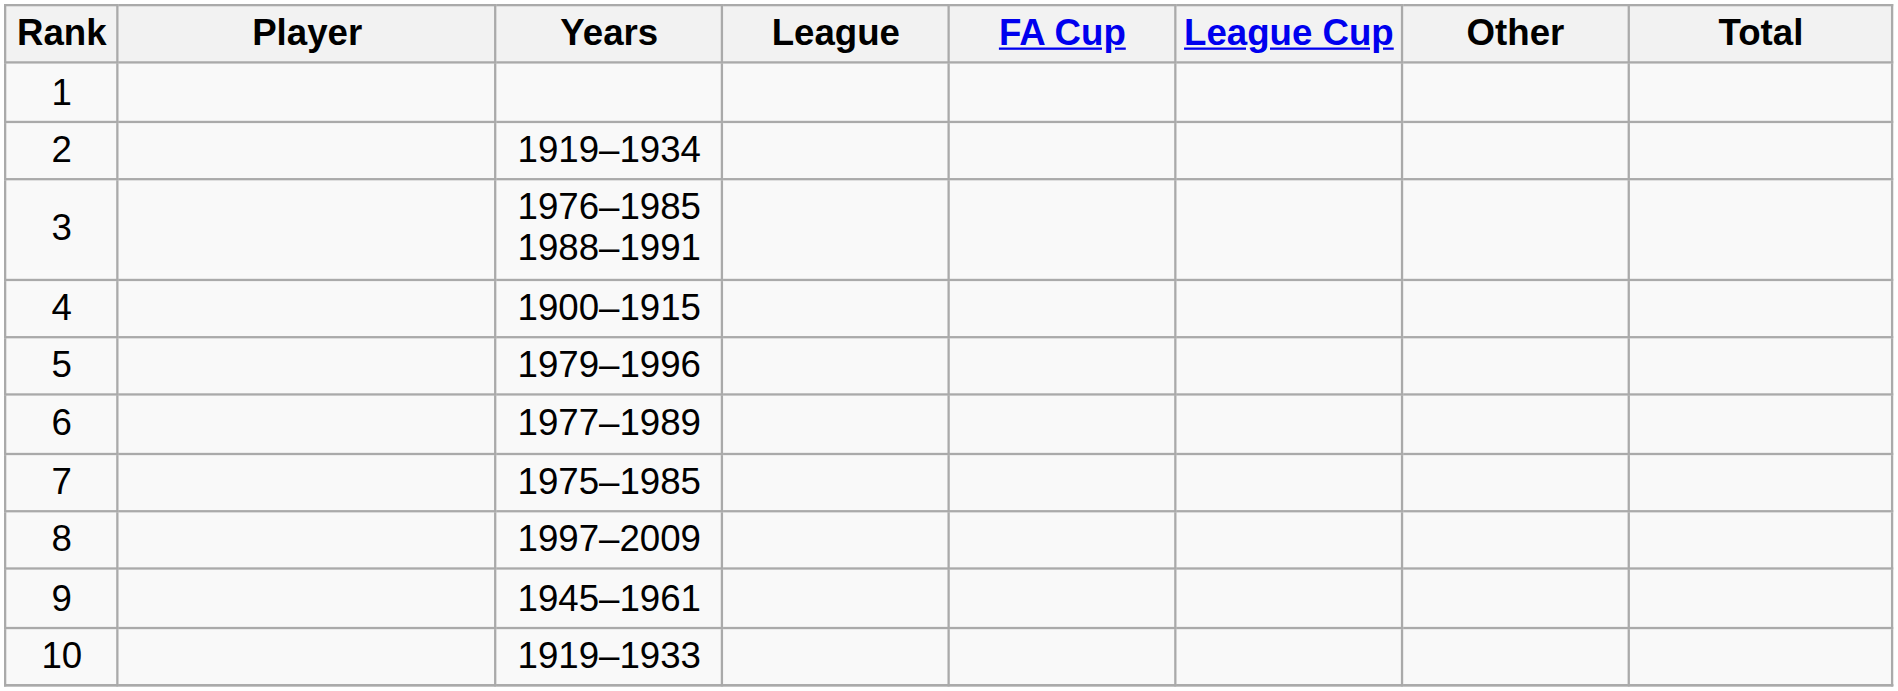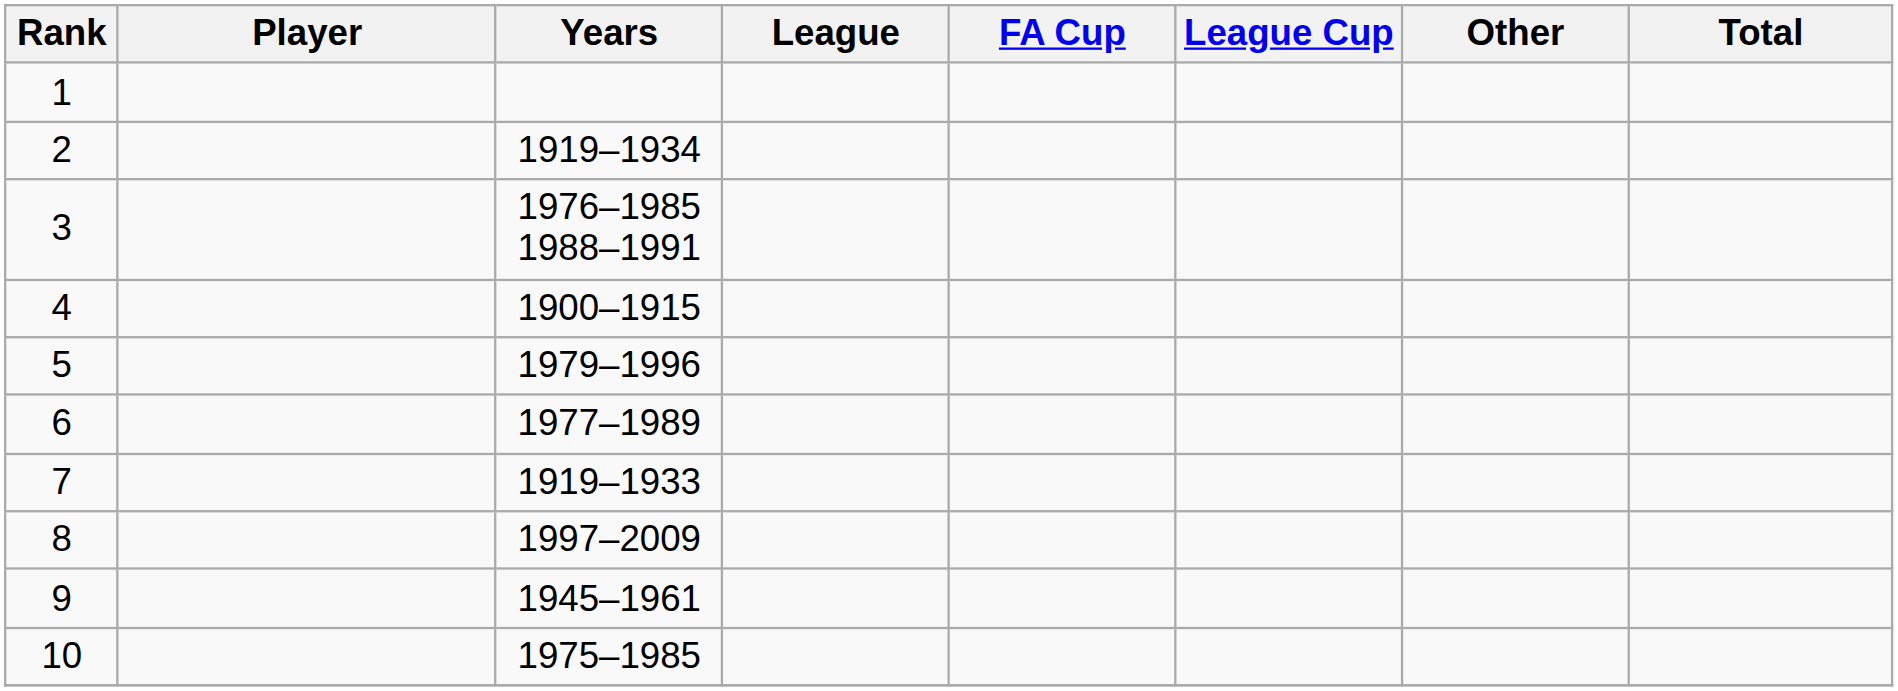(609, 481) 1975–1985 -> (609, 481) 1919–1933
(609, 655) 1919–1933 -> (609, 655) 1975–1985
